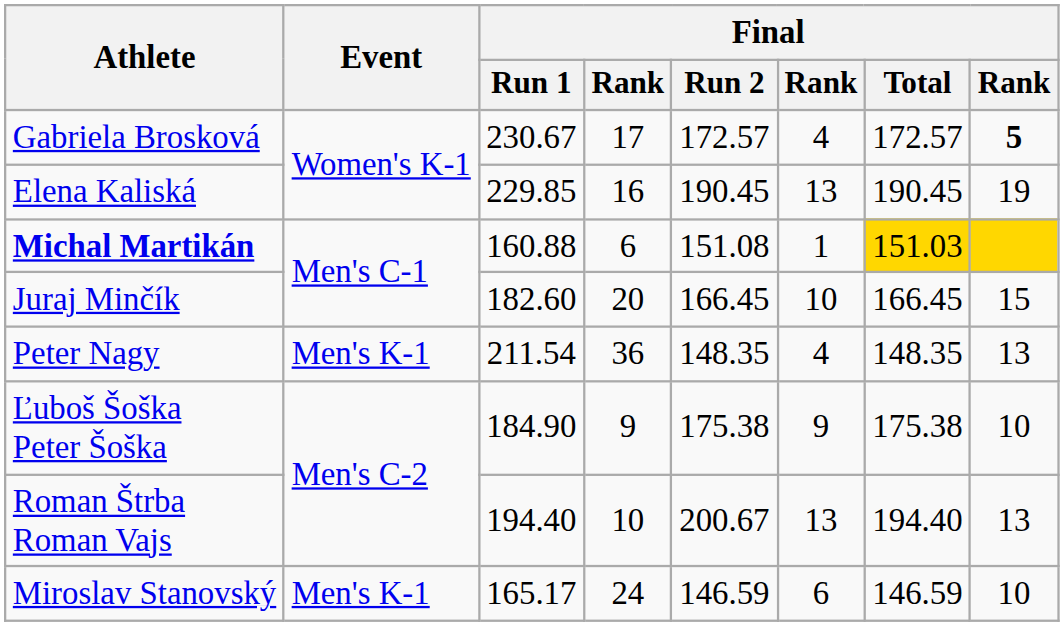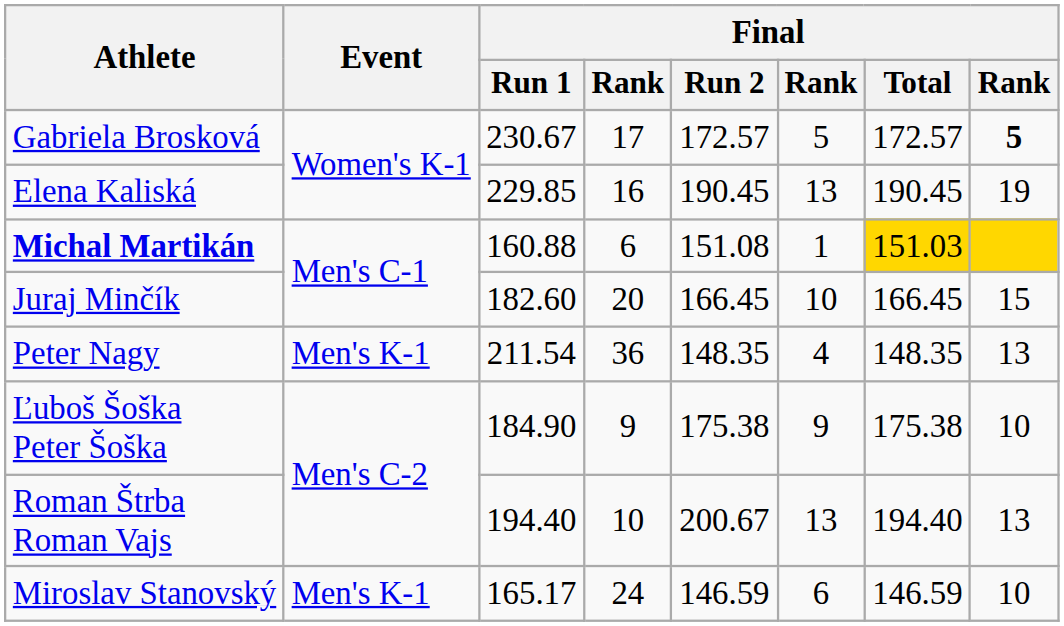(821, 137) 4 -> (821, 137) 5
